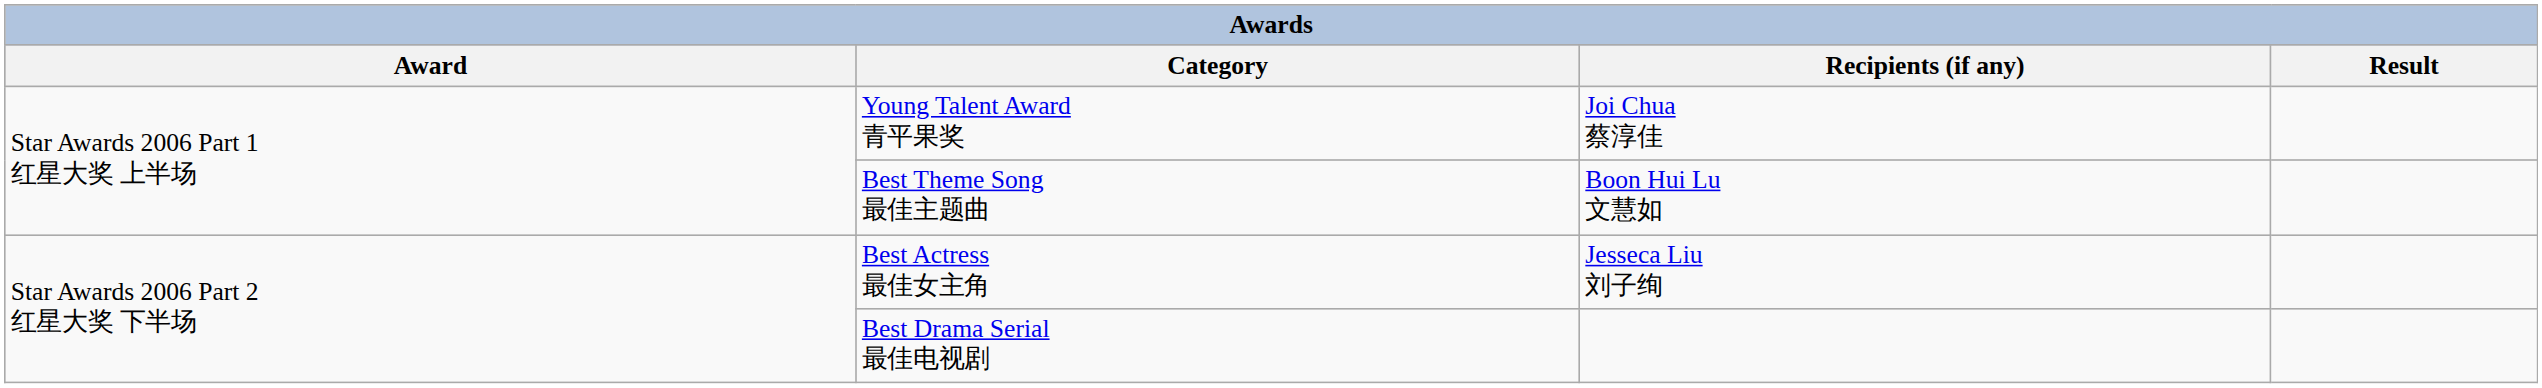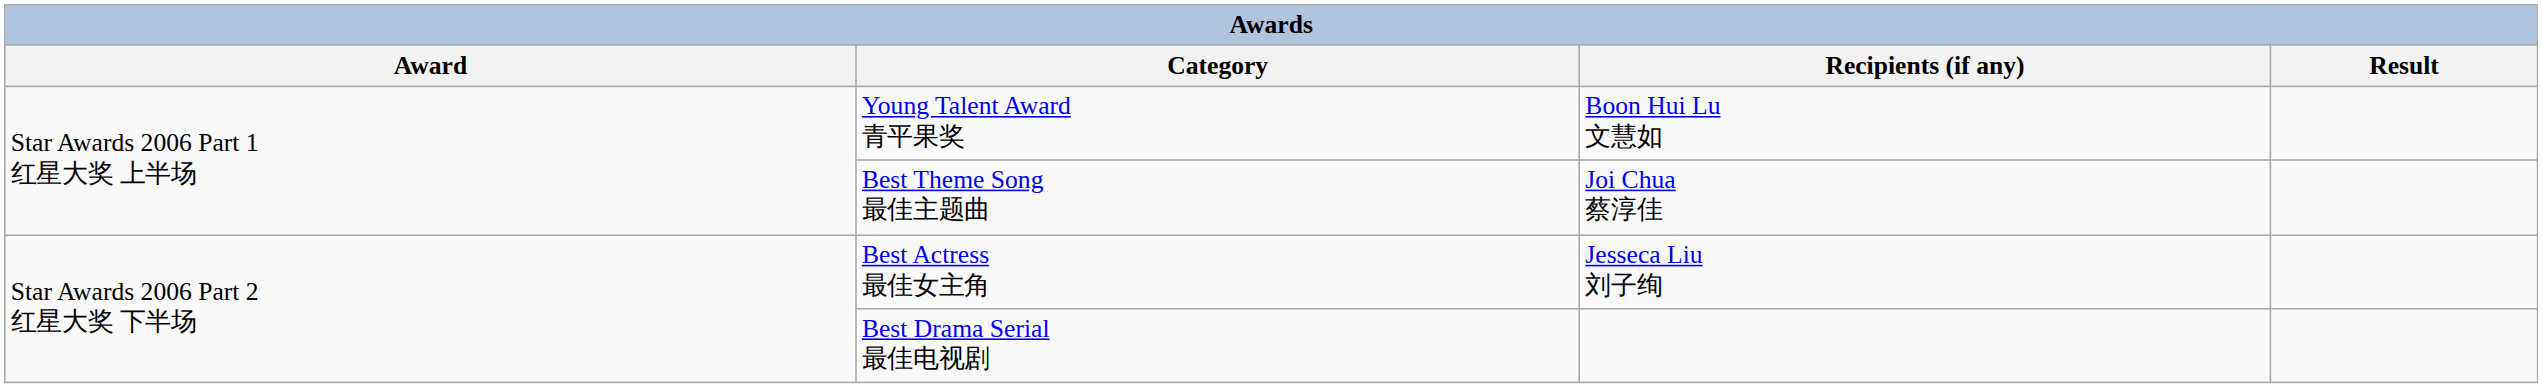(1630, 121) Joi Chua 蔡淳佳 -> (1653, 121) Boon Hui Lu 文慧如
(1653, 195) Boon Hui Lu 文慧如 -> (1630, 195) Joi Chua 蔡淳佳
